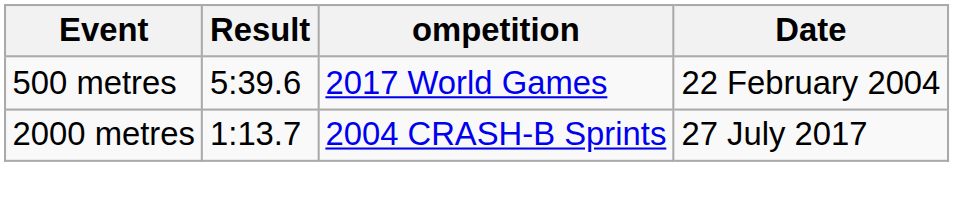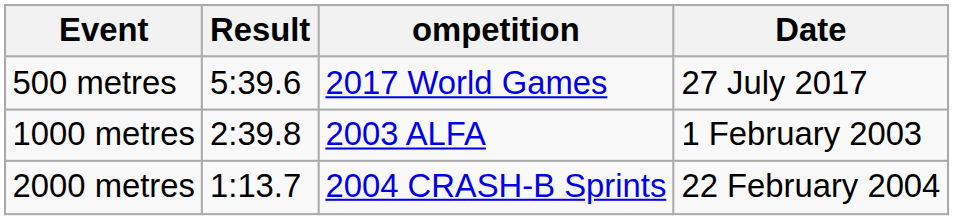(811, 82) 22 February 2004 -> (774, 82) 27 July 2017
+ row: (104, 134)
(774, 134) 27 July 2017 -> (811, 186) 22 February 2004
